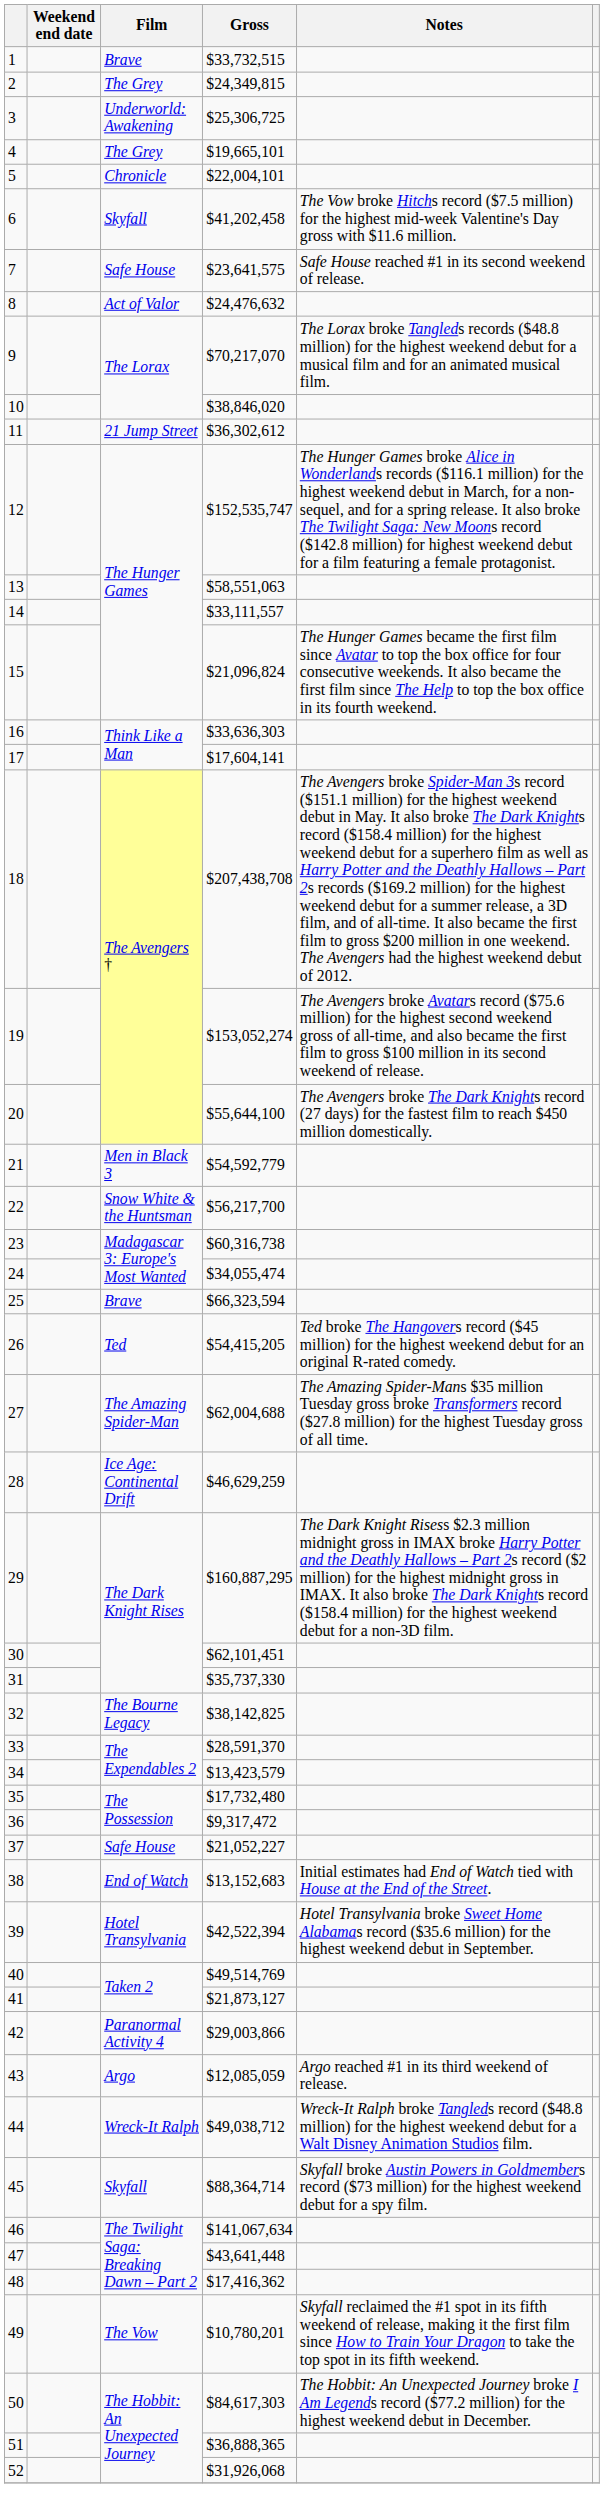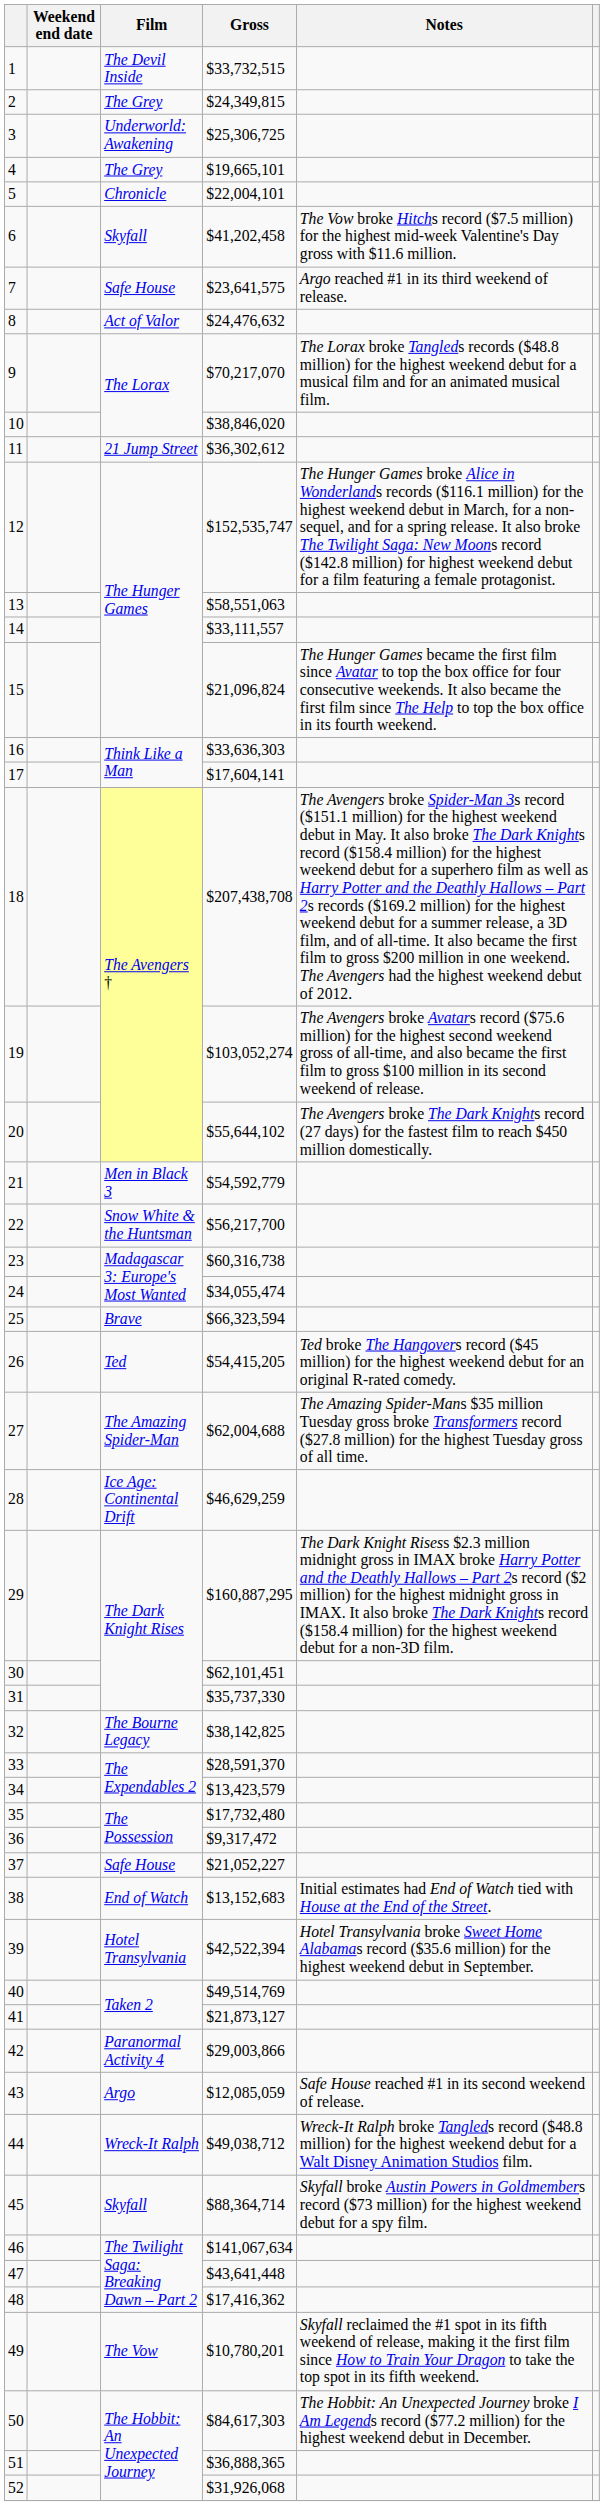(123, 59) Brave -> (135, 68) The Devil Inside
(442, 270) Safe House reached #1 in its second weekend of release. -> (424, 288) Argo reached #1 in its third weekend of release.
(249, 1036) $153,052,274 -> (249, 1053) $103,052,274
(246, 1114) $55,644,100 -> (246, 1131) $55,644,102
(424, 2075) Argo reached #1 in its third weekend of release. -> (442, 2093) Safe House reached #1 in its second weekend of release.
